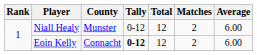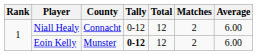(100, 27) Munster -> (102, 27) Connacht
(102, 43) Connacht -> (100, 43) Munster
